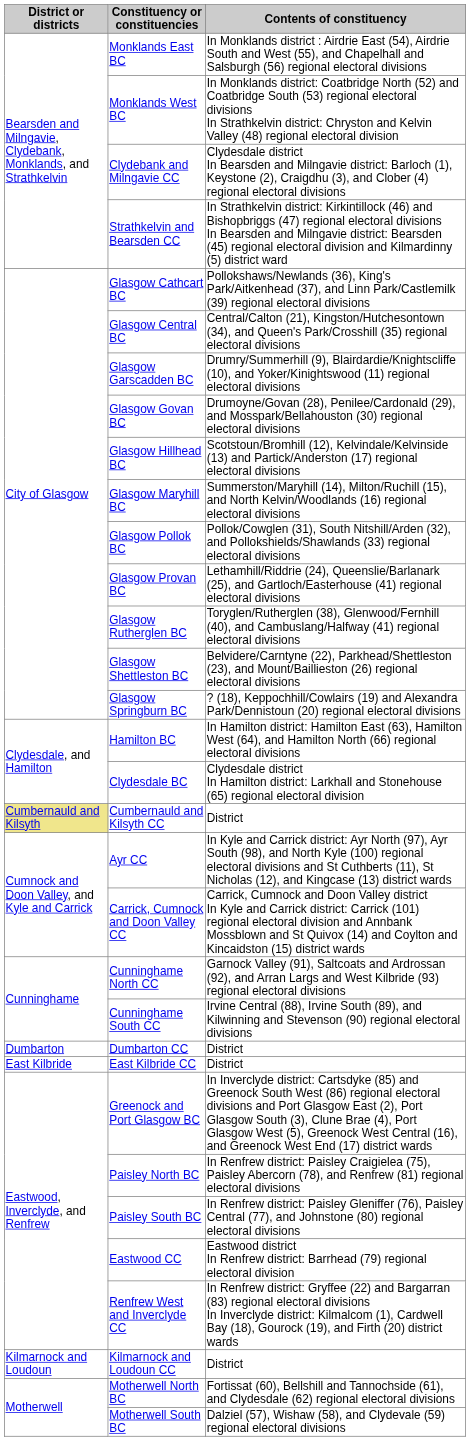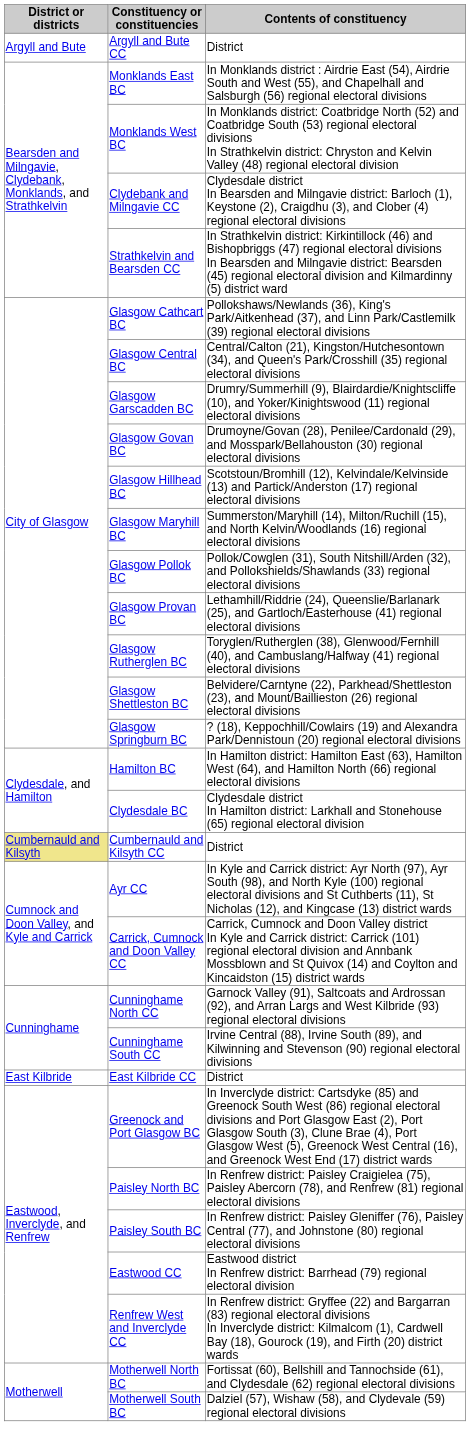+ row: (149, 47)
- row: (149, 1049)
- row: (150, 1364)
